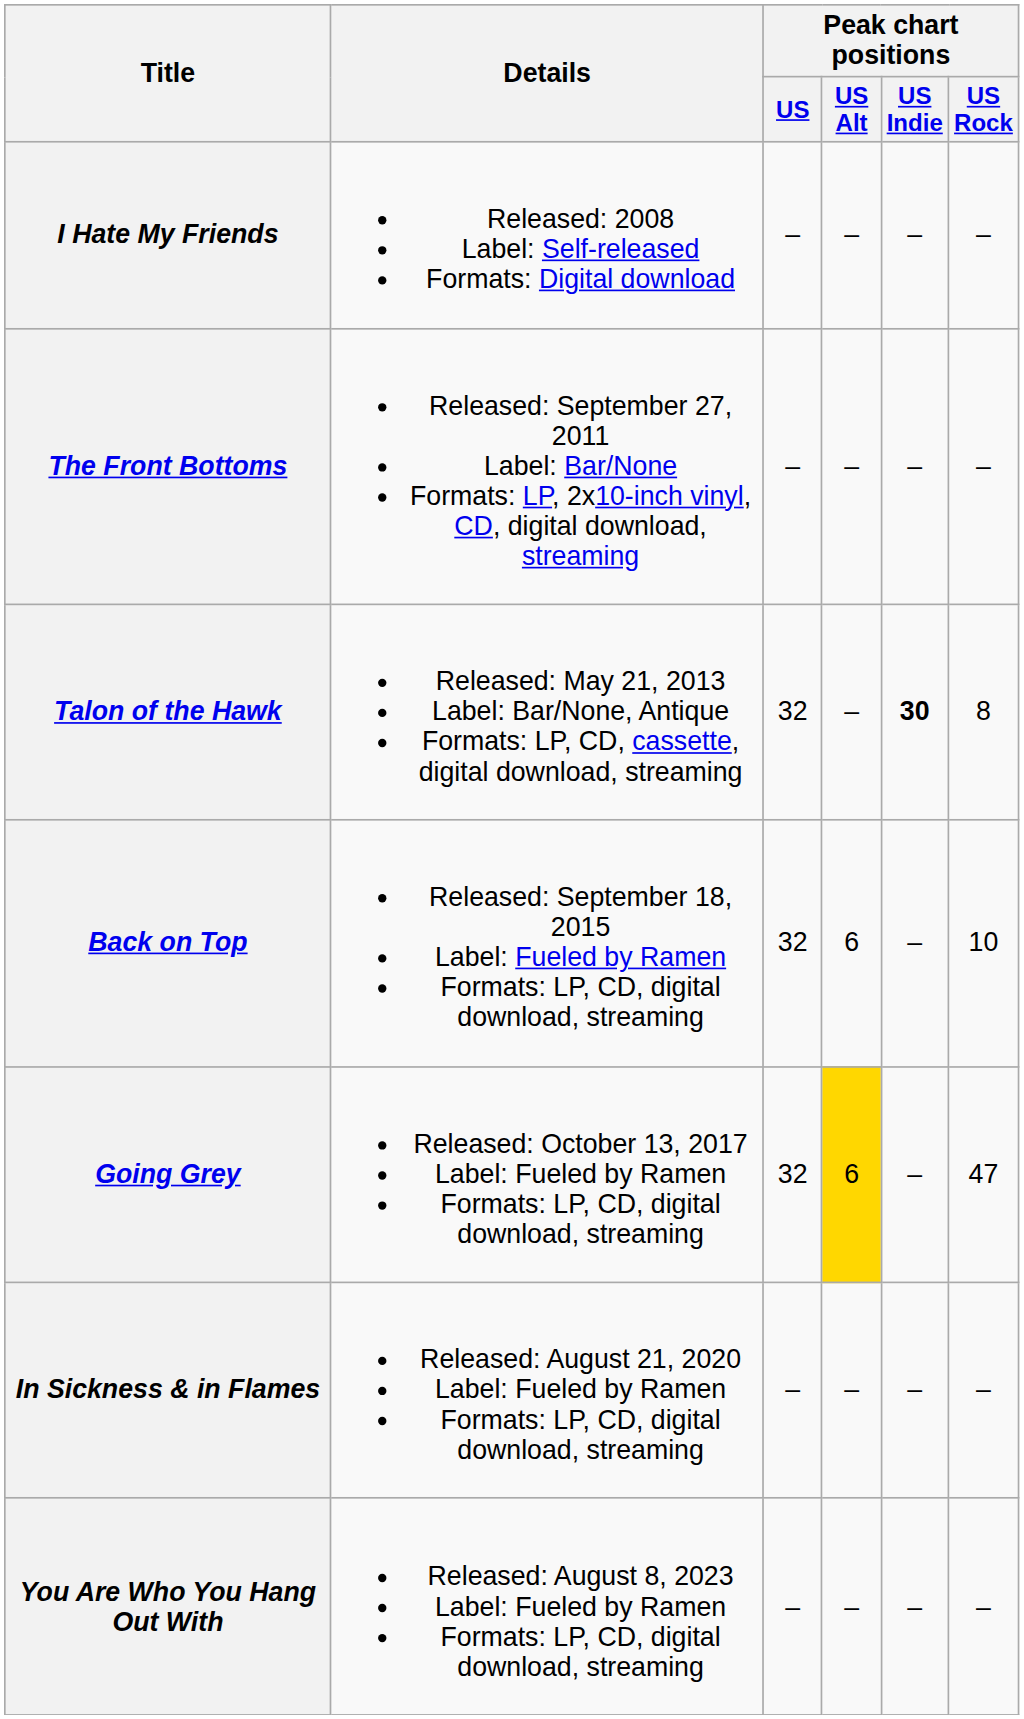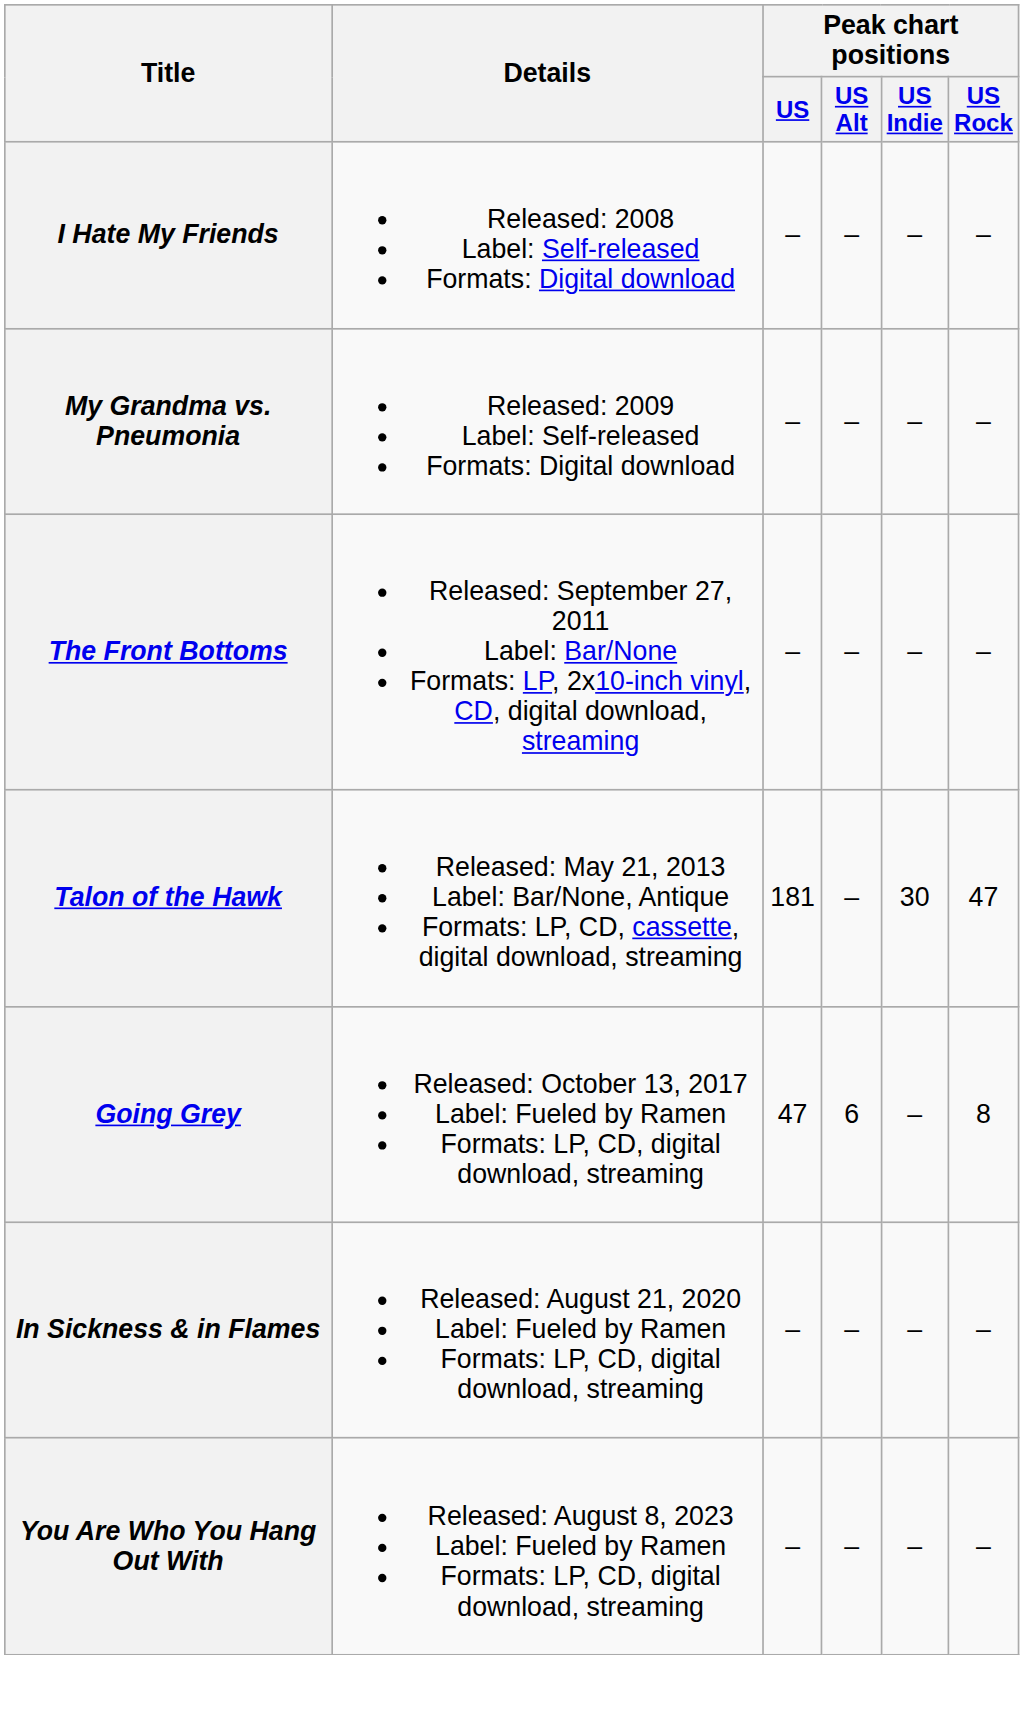+ row: (168, 420)
(793, 711) 32 -> (793, 897) 181
(915, 711) bold -> (915, 897) normal
(983, 711) 8 -> (983, 897) 47
- row: (168, 942)
(793, 1174) 32 -> (793, 1113) 47
(852, 1174) gold background -> (852, 1113) no background
(983, 1174) 47 -> (983, 1113) 8
